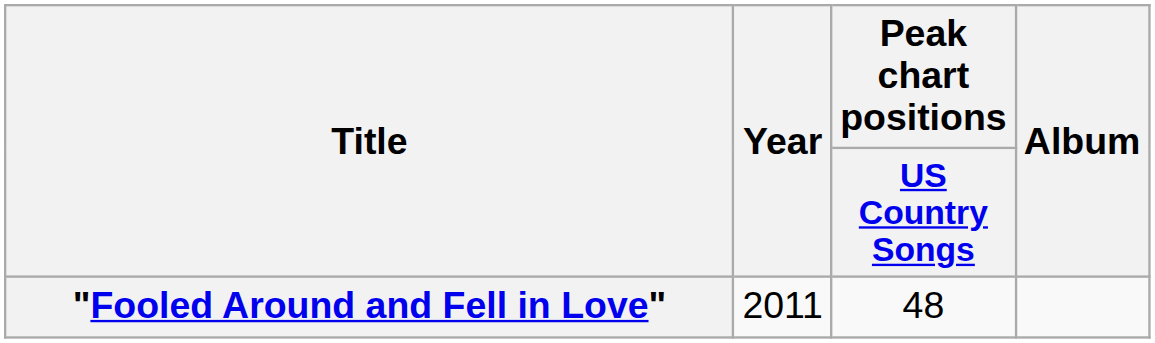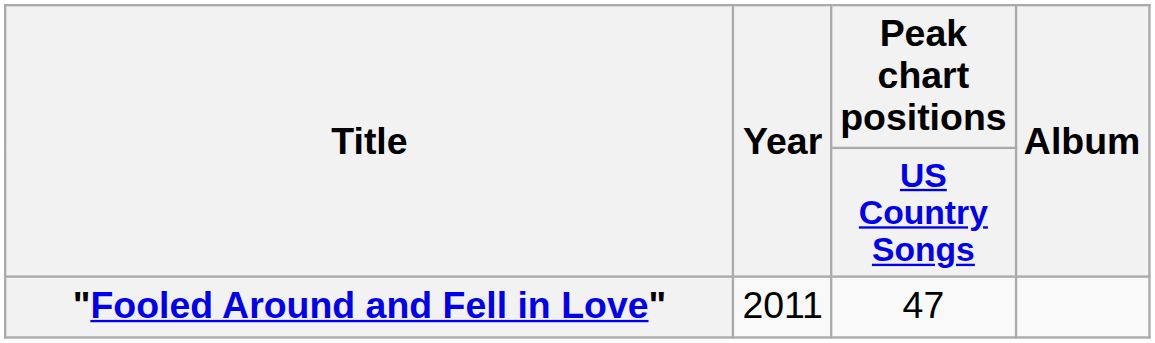(923, 305) 48 -> (923, 305) 47
